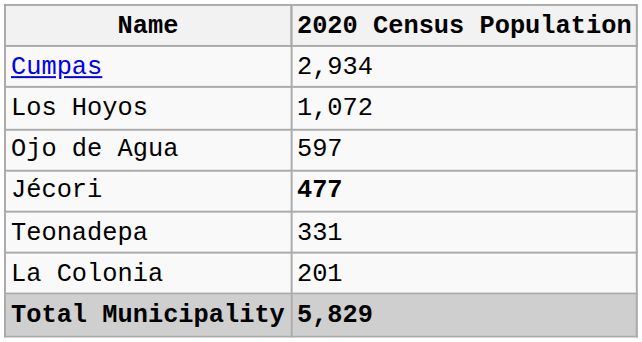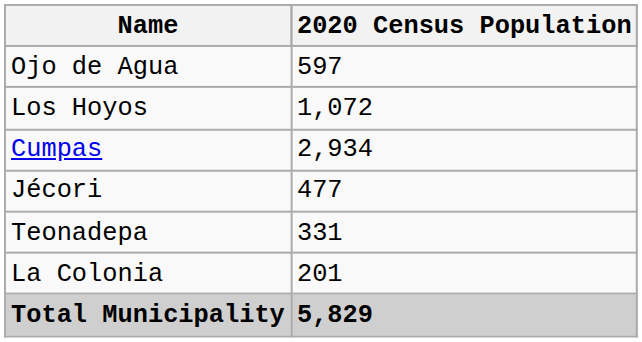rows swapped: (57, 67) <-> (95, 150)
(320, 191) bold -> (320, 191) normal
